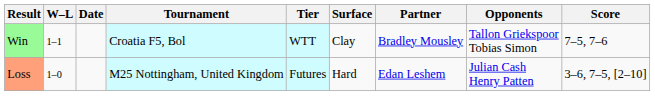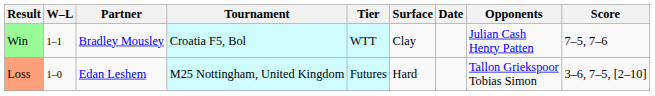columns swapped: (91, 14) <-> (421, 14)
(514, 40) Tallon Griekspoor Tobias Simon -> (501, 40) Julian Cash Henry Patten
(501, 74) Julian Cash Henry Patten -> (514, 74) Tallon Griekspoor Tobias Simon
